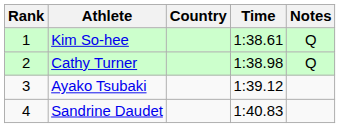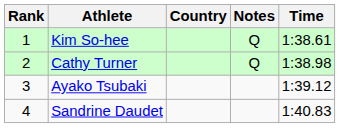columns swapped: (258, 16) <-> (311, 16)
